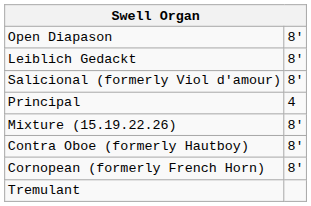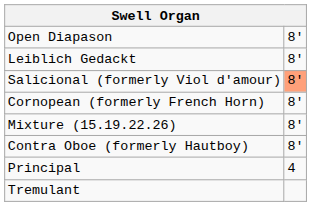(295, 81) no background -> (295, 81) lightsalmon background
rows swapped: (44, 103) <-> (136, 168)
